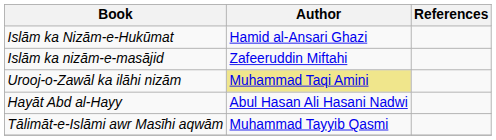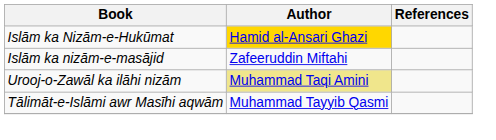(298, 37) no background -> (298, 37) gold background
- row: (65, 102)
